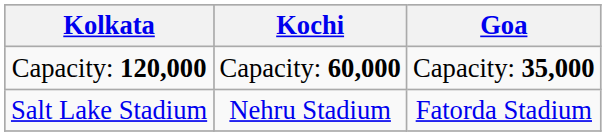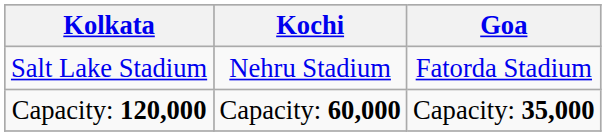rows swapped: (109, 109) <-> (109, 67)
